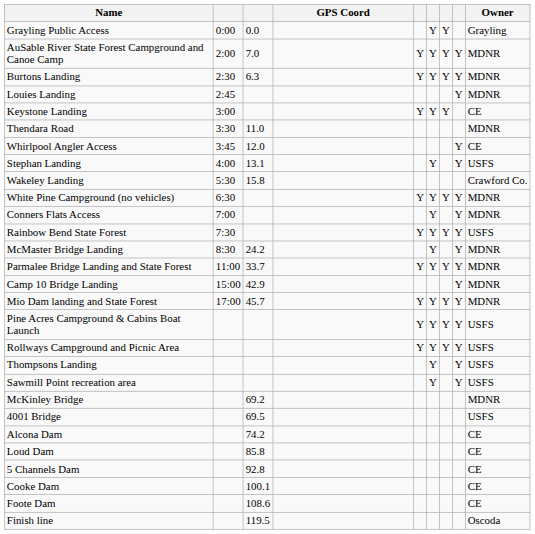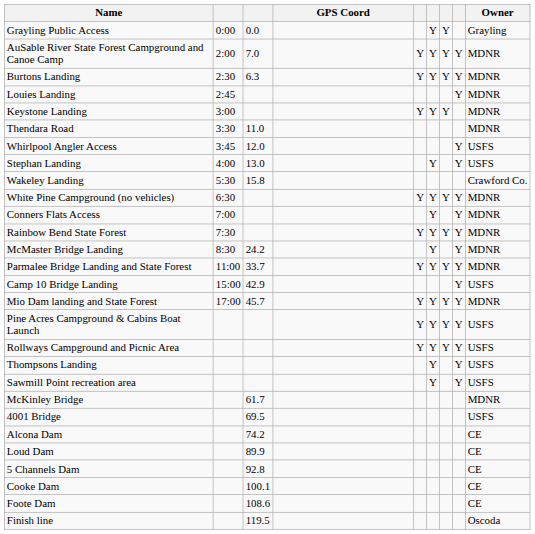(475, 111) CE -> (484, 111) MDNR
(475, 146) CE -> (481, 146) USFS
(255, 163) 13.1 -> (255, 163) 13.0
(481, 232) USFS -> (484, 232) MDNR
(484, 284) MDNR -> (481, 284) USFS
(255, 399) 69.2 -> (255, 399) 61.7
(255, 451) 85.8 -> (255, 451) 89.9
